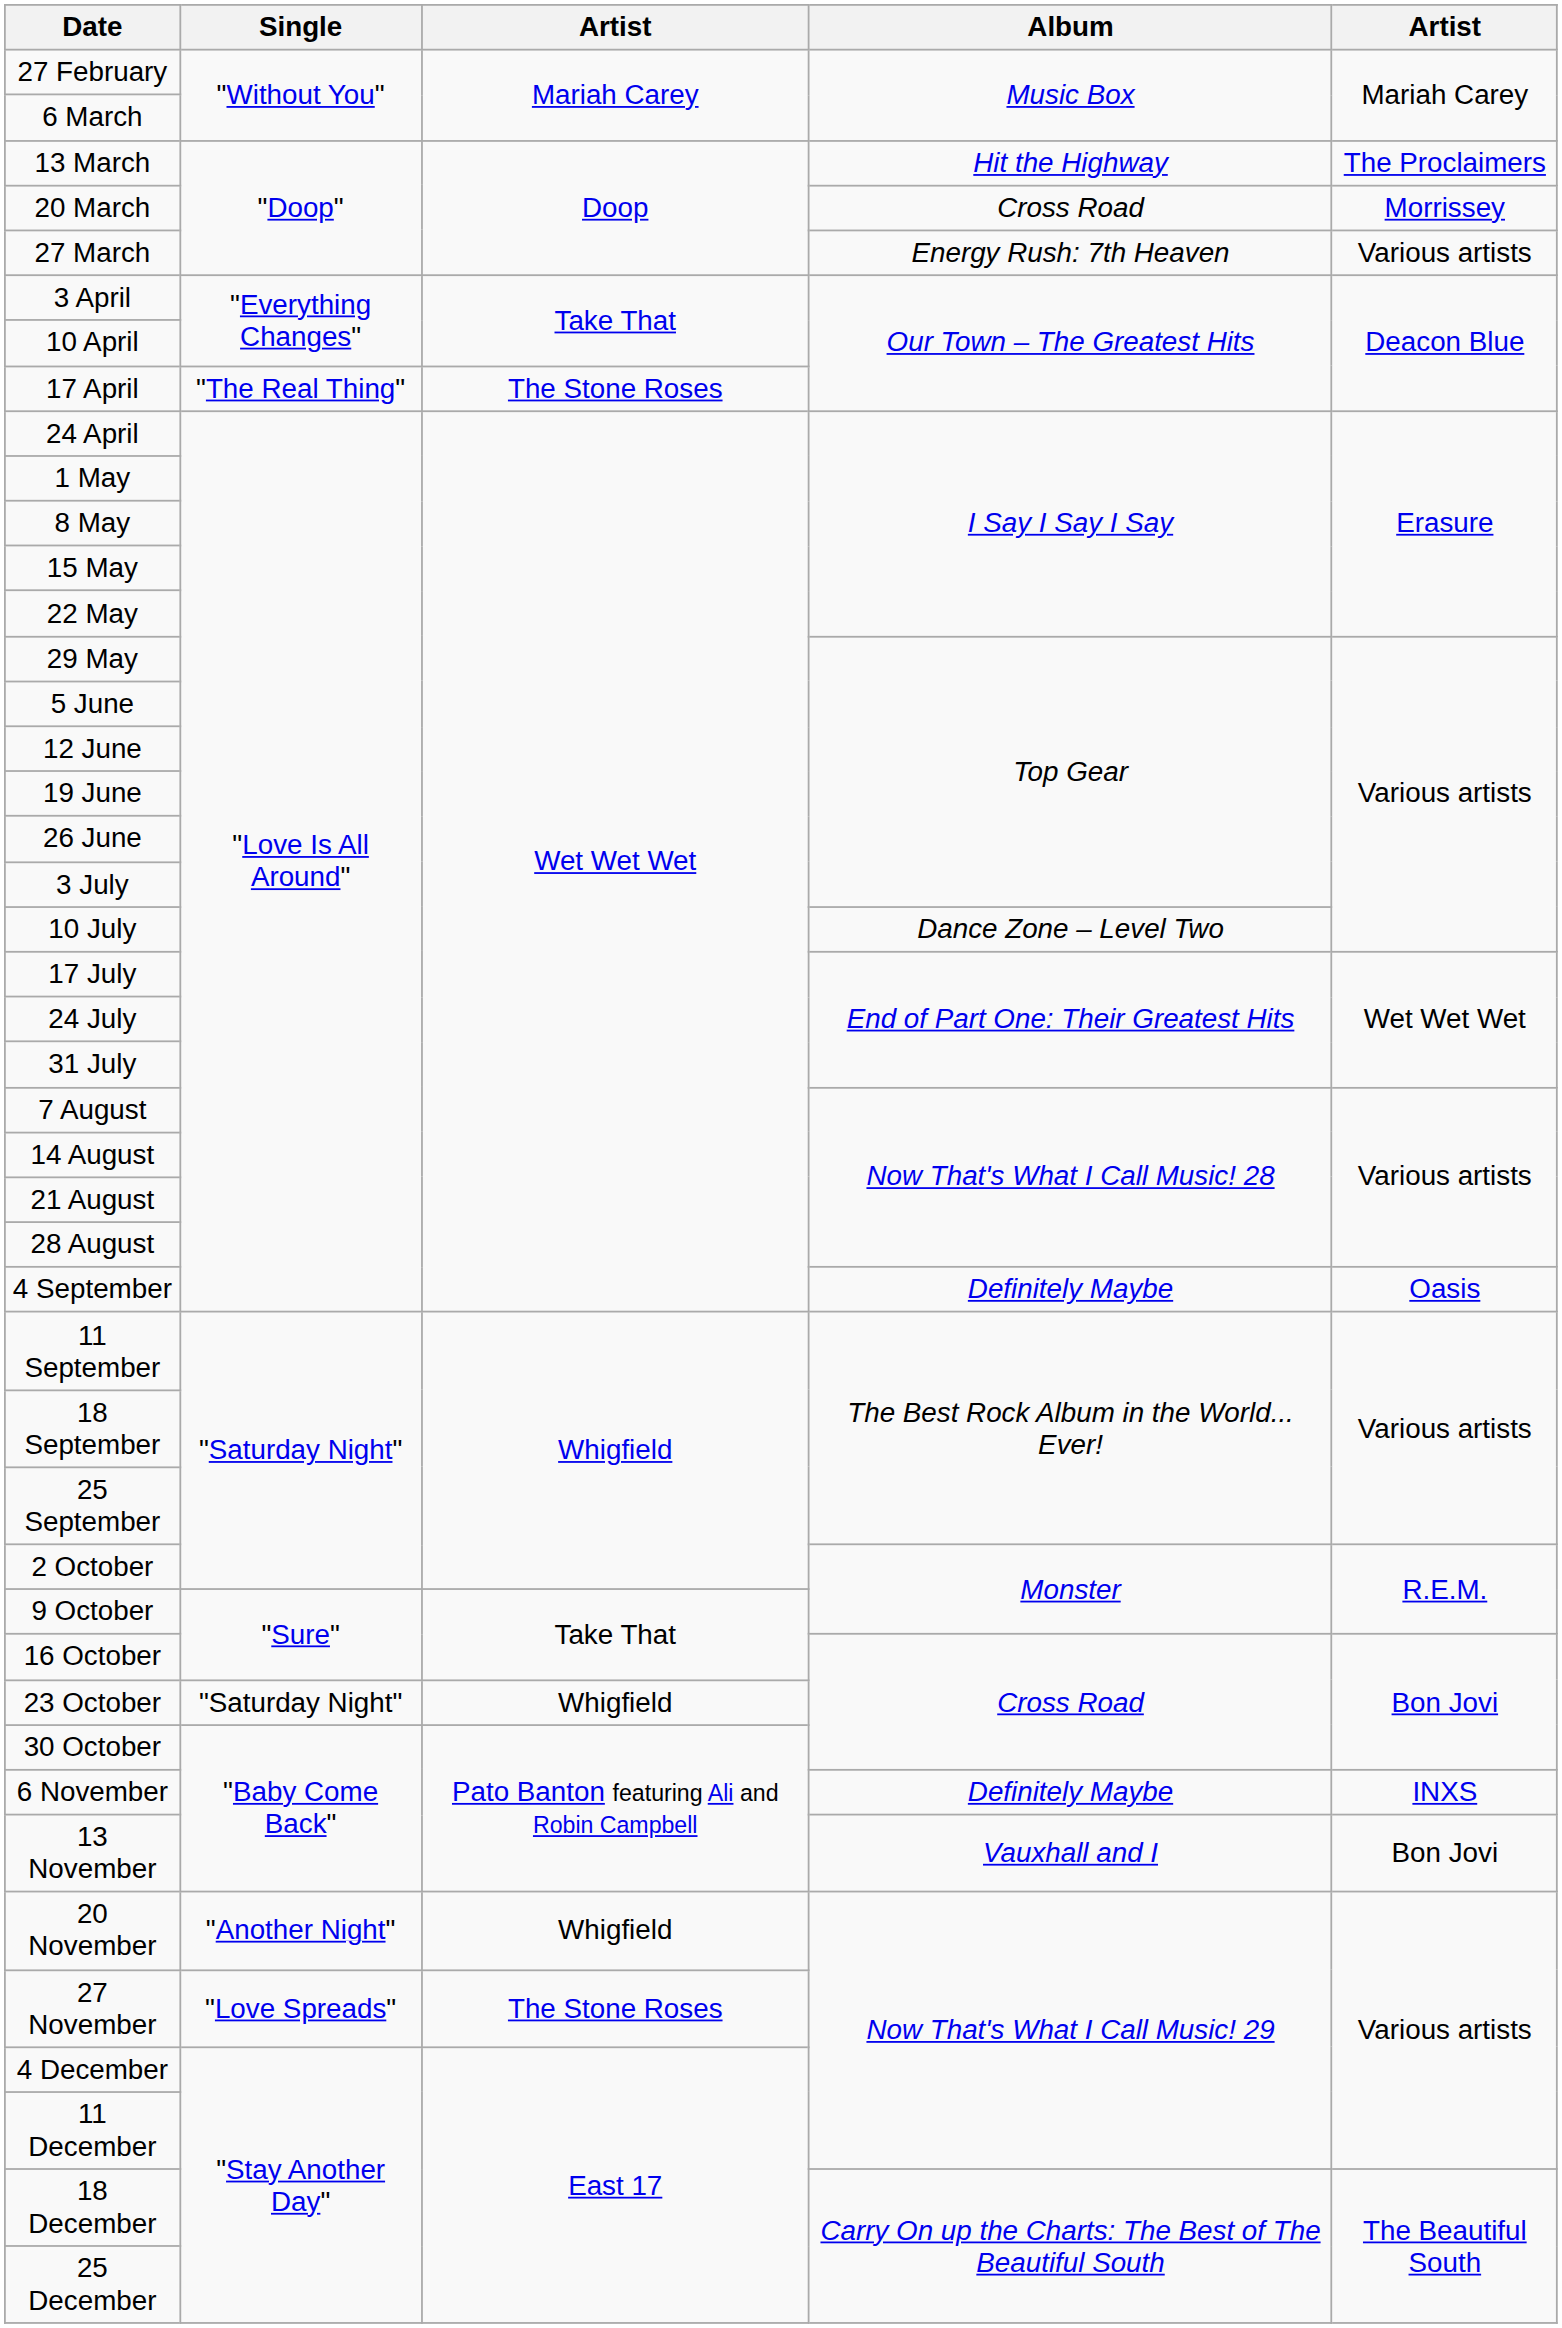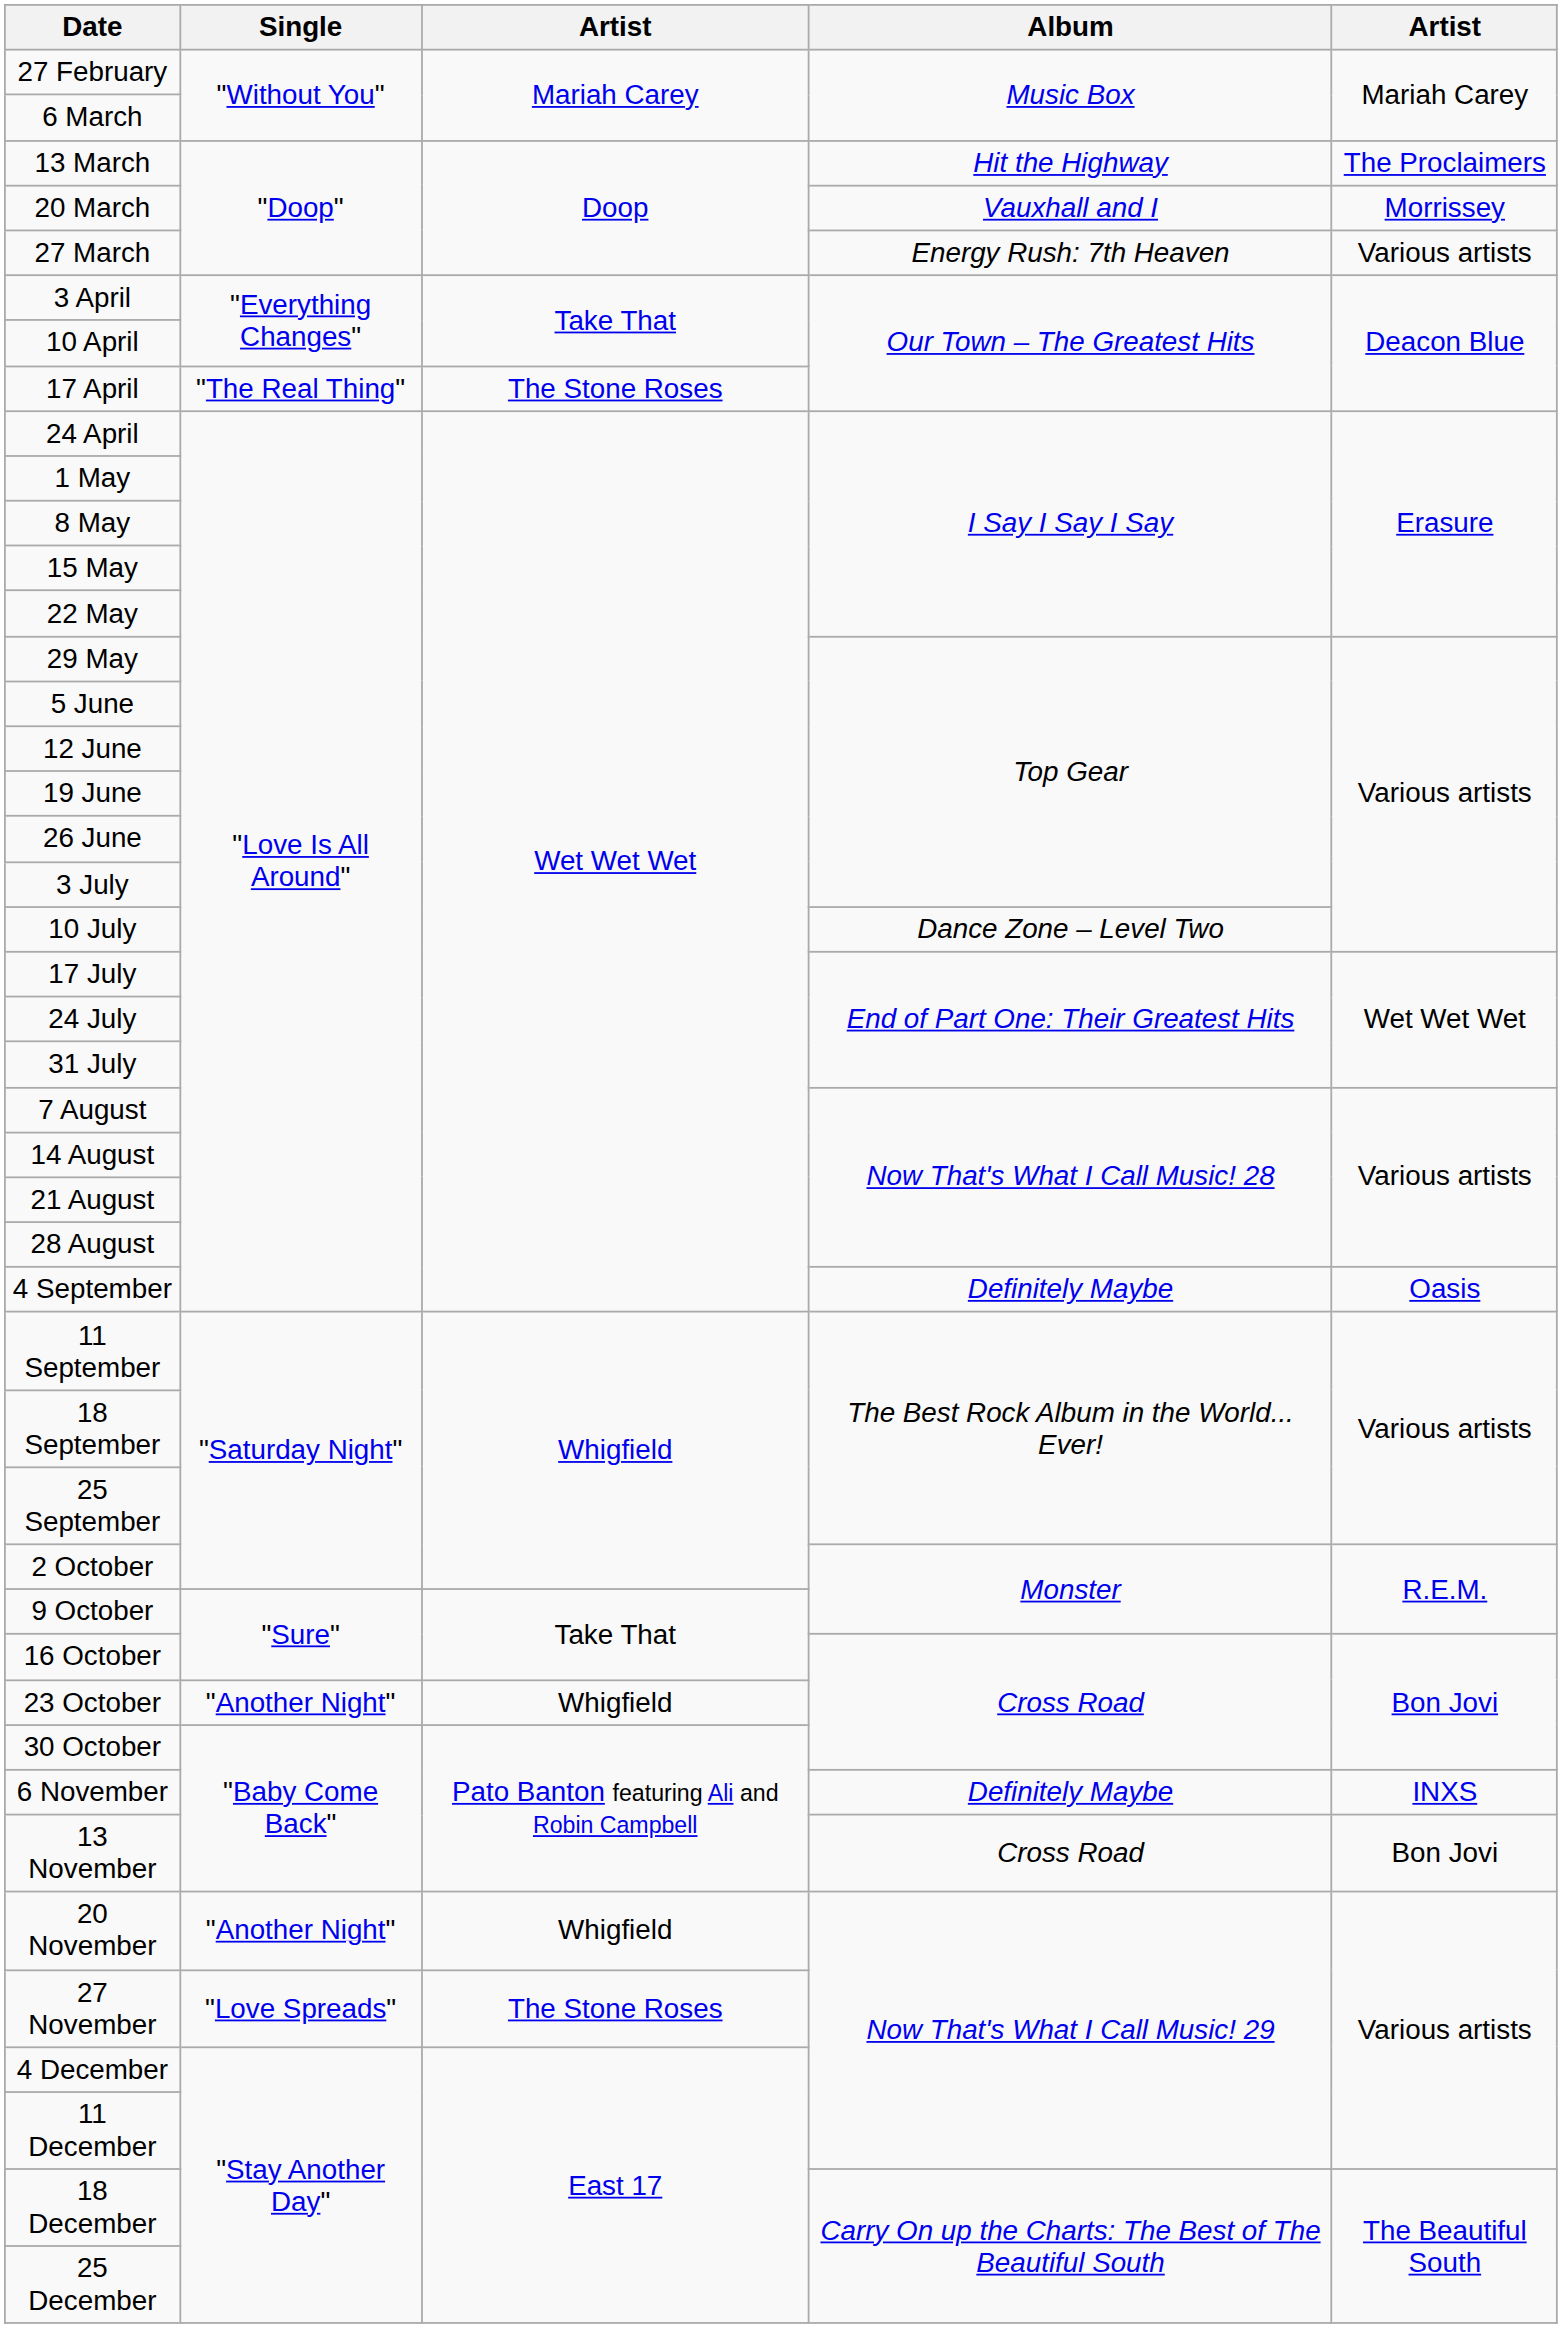(1071, 206) Cross Road -> (1071, 206) Vauxhall and I
(301, 1701) "Saturday Night" -> (301, 1701) "Another Night"
(1071, 1852) Vauxhall and I -> (1071, 1852) Cross Road
